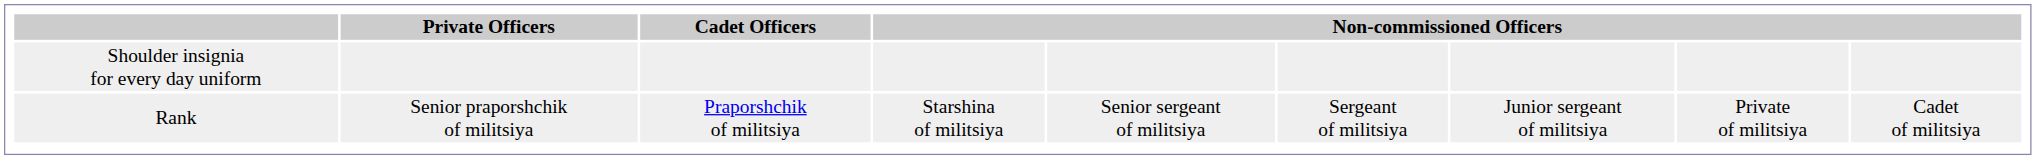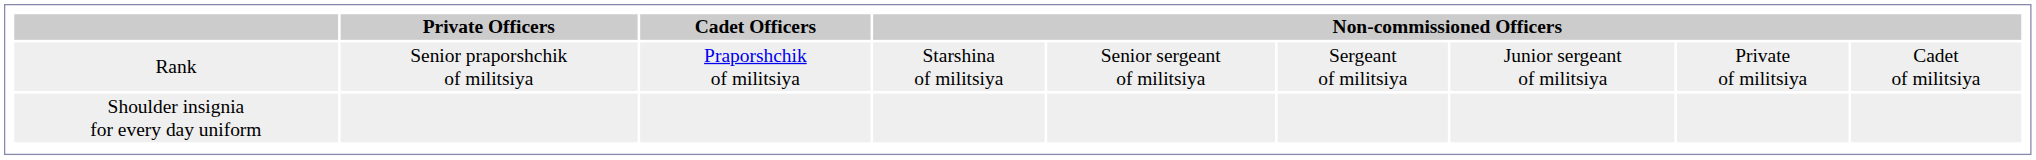rows swapped: (176, 66) <-> (176, 117)
